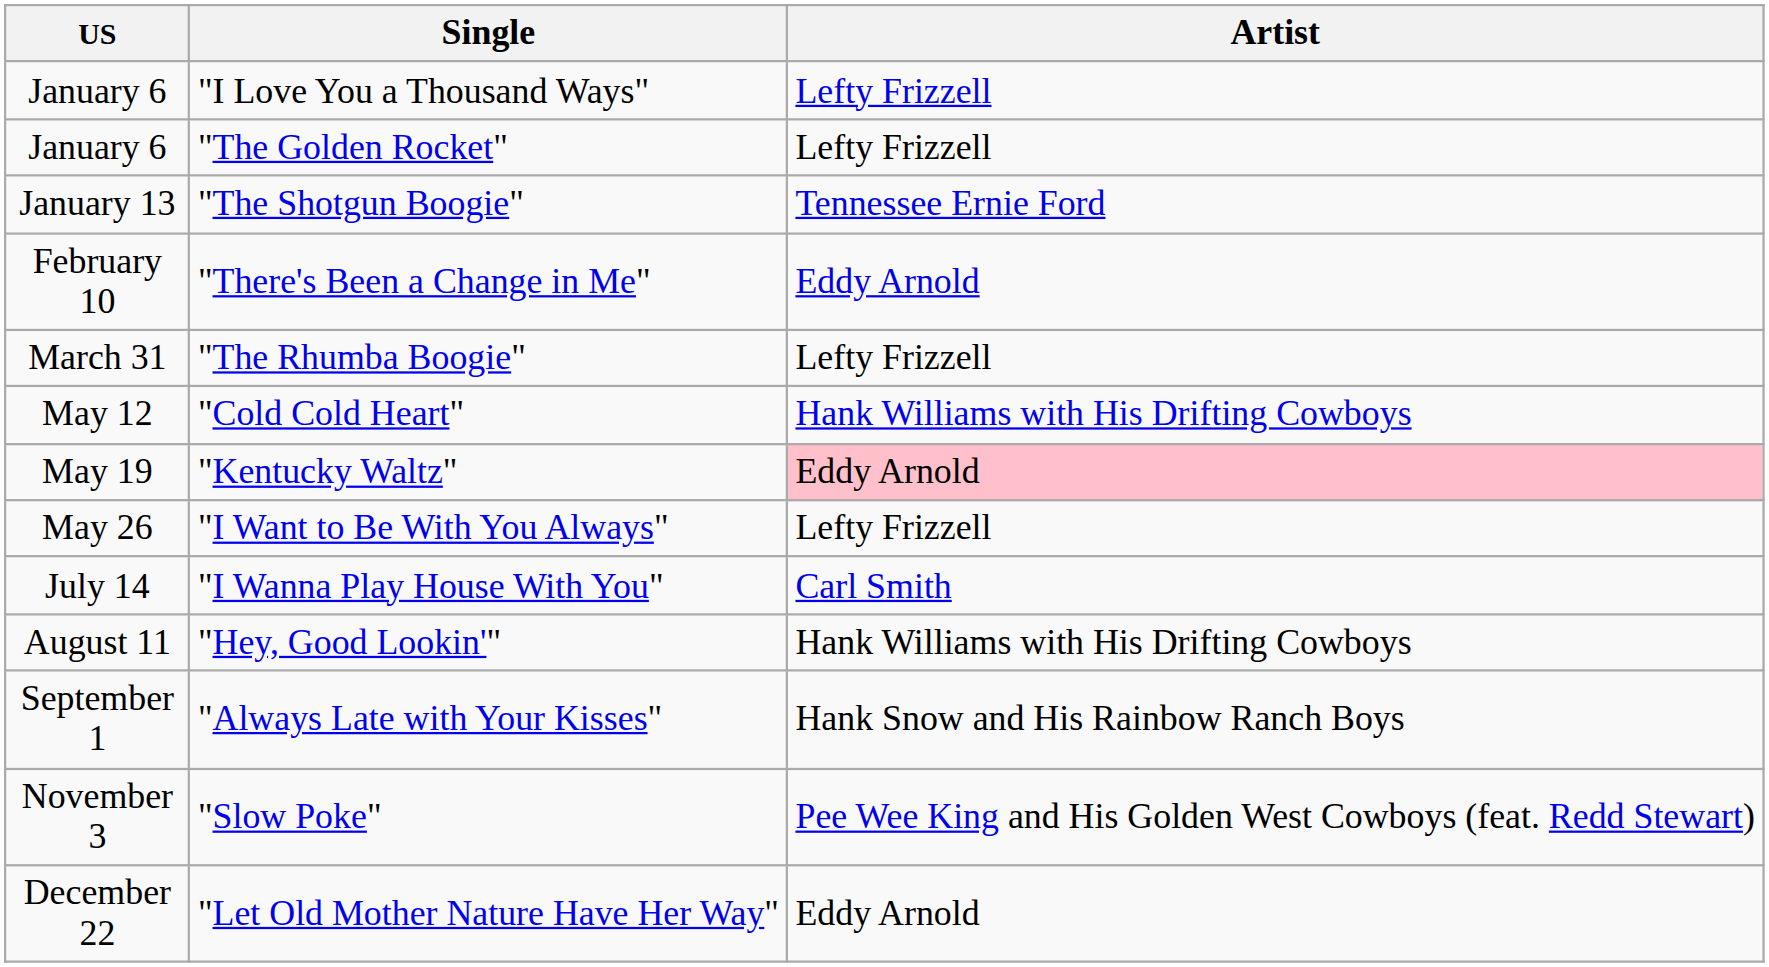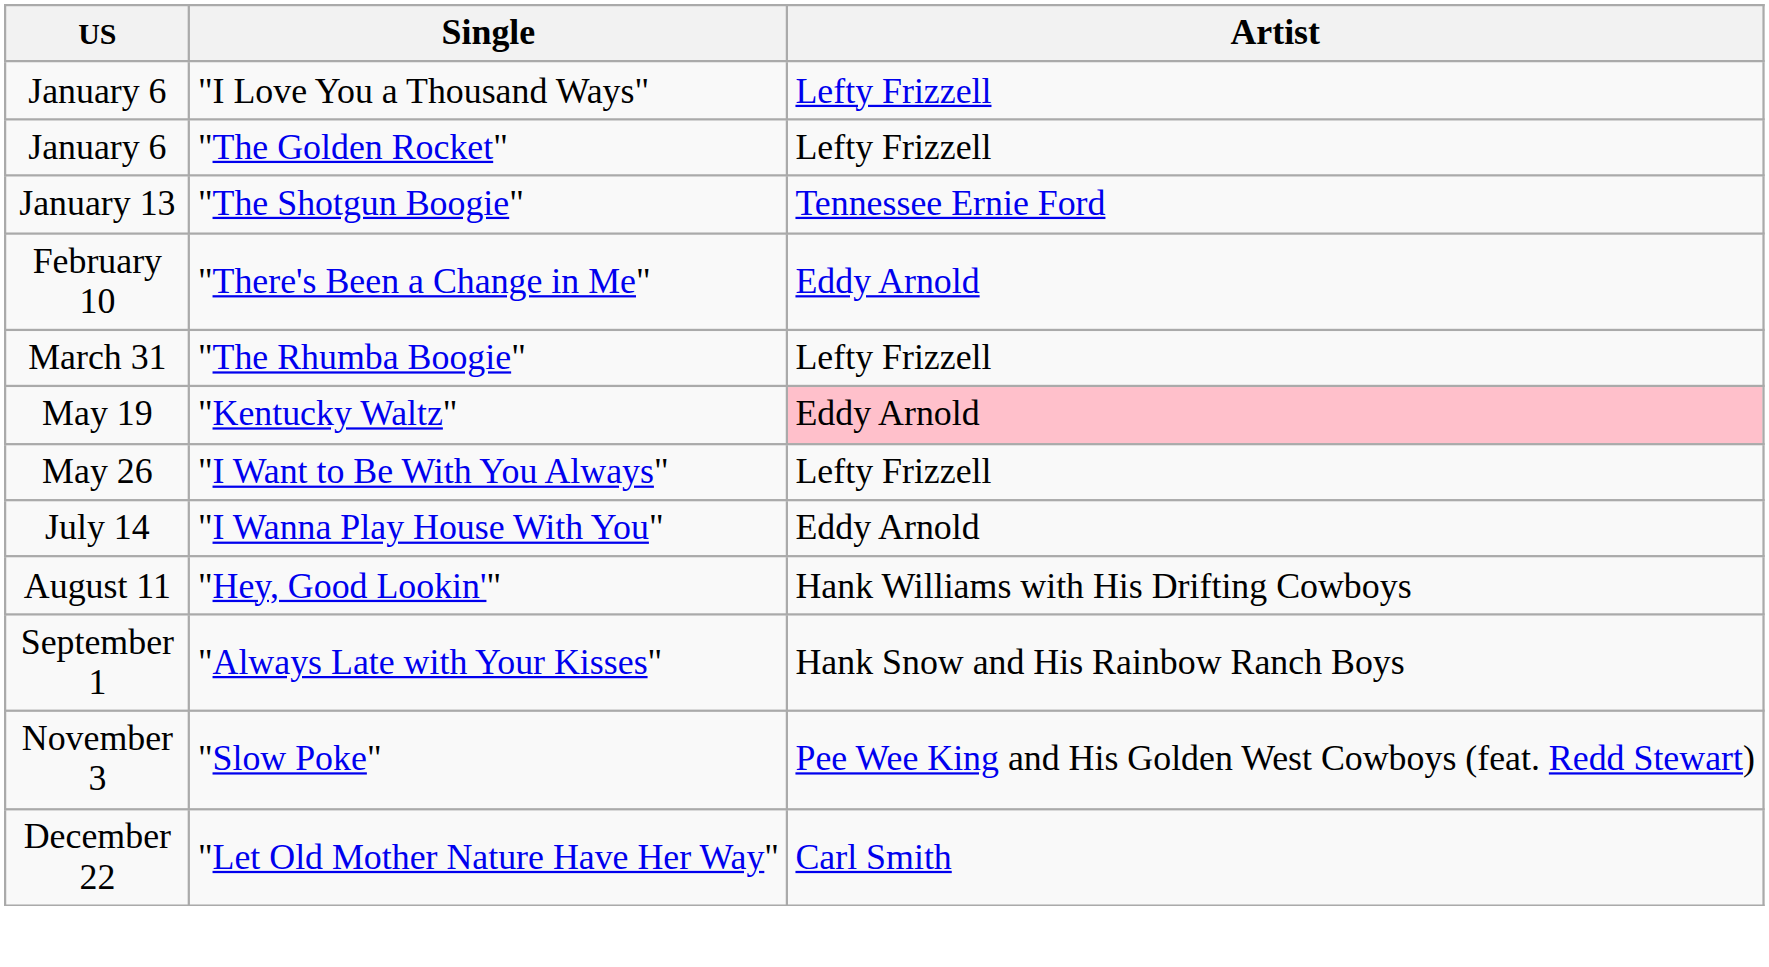- row: (331, 414)
(874, 584) Carl Smith -> (888, 527) Eddy Arnold
(888, 912) Eddy Arnold -> (874, 856) Carl Smith
